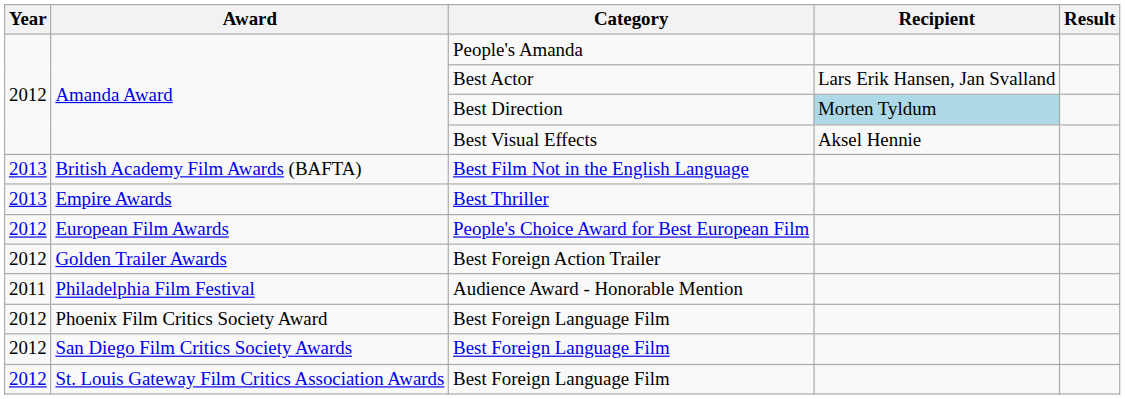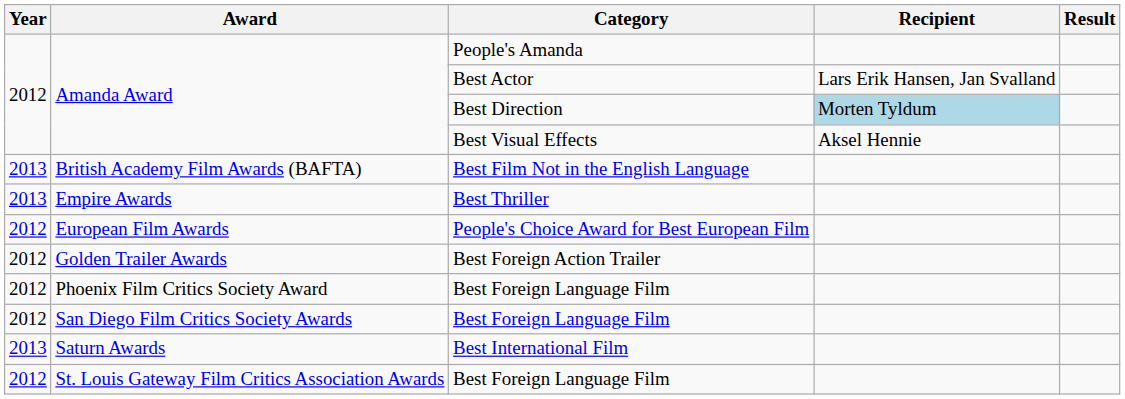- row: (155, 288)
+ row: (110, 348)
